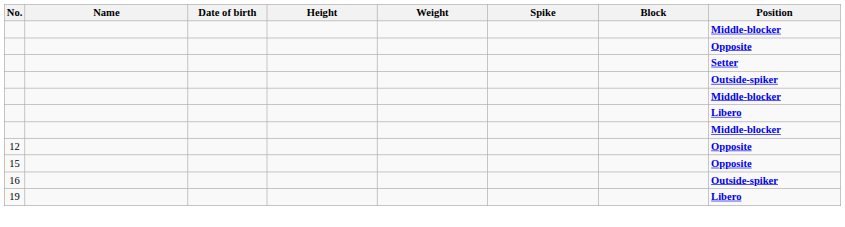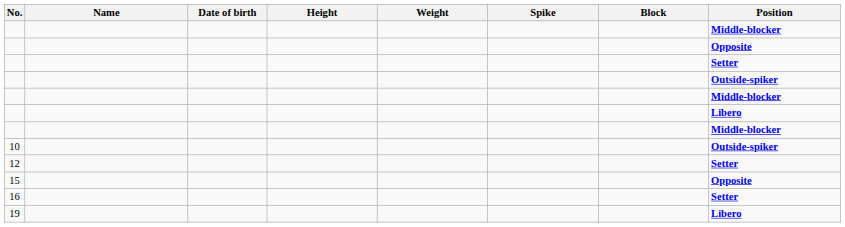+ row: (15, 146)
(731, 146) Opposite -> (725, 163) Setter
(745, 180) Outside-spiker -> (725, 197) Setter
